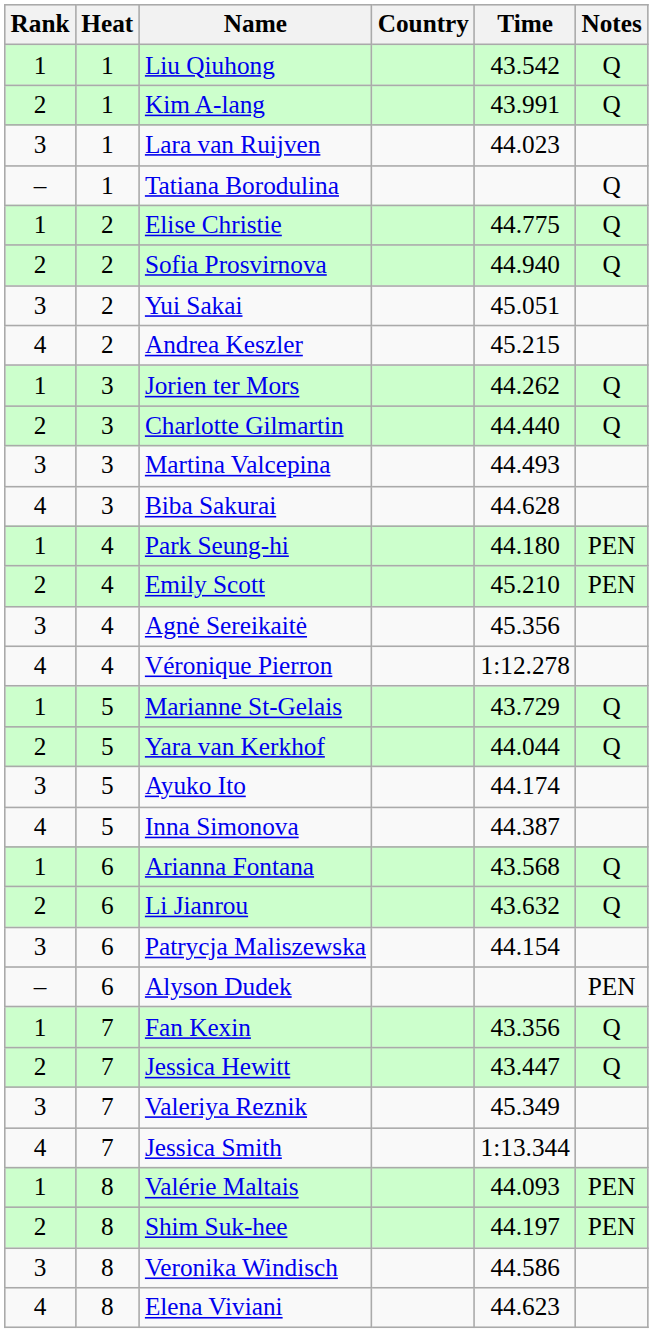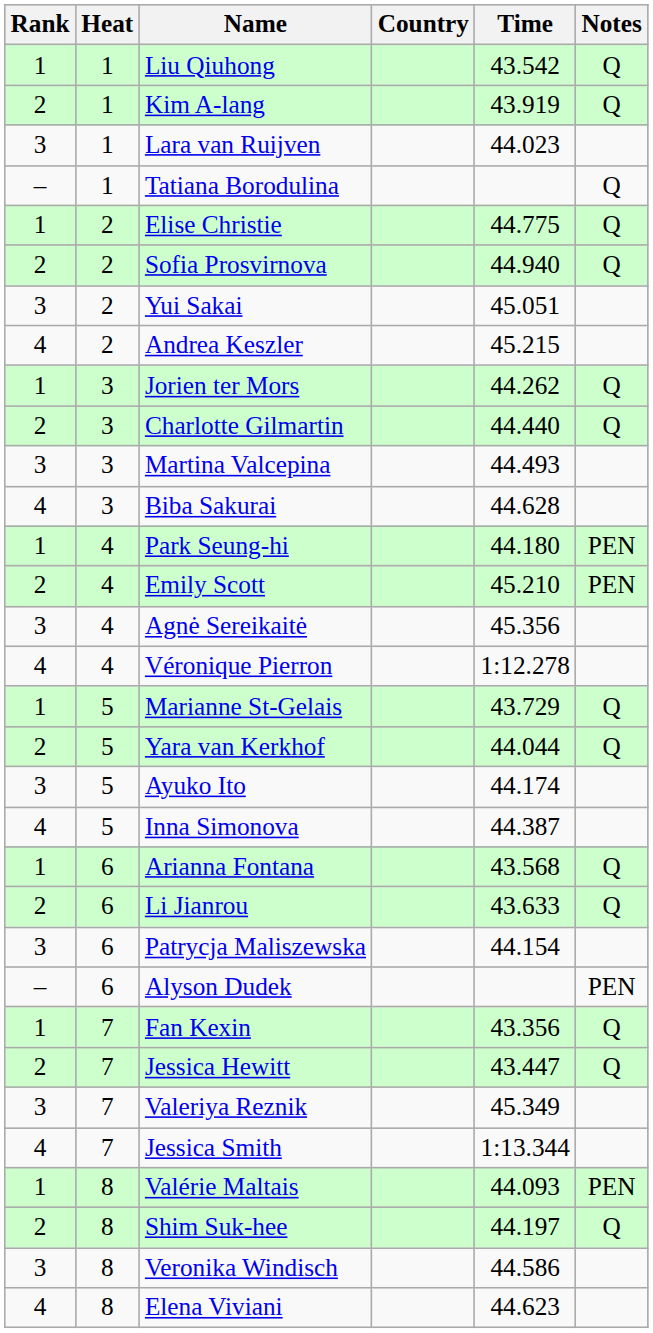(525, 104) 43.991 -> (525, 104) 43.919
(525, 906) 43.632 -> (525, 906) 43.633
(612, 1227) PEN -> (612, 1227) Q
